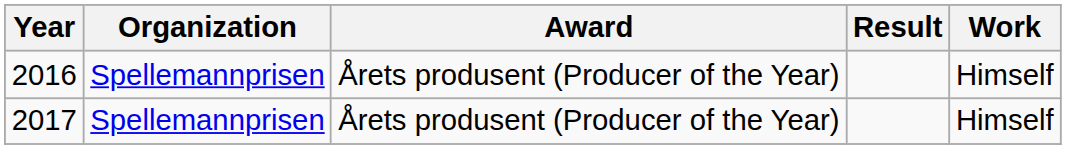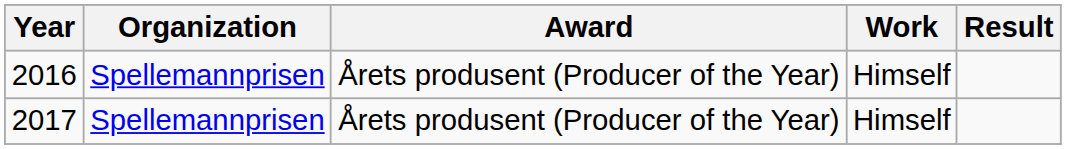columns swapped: (1005, 27) <-> (898, 27)
